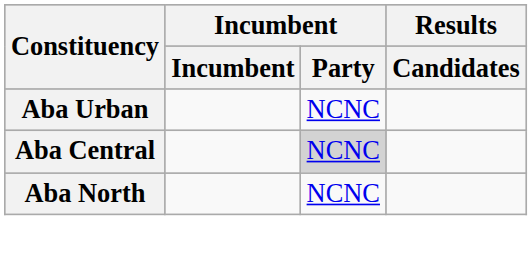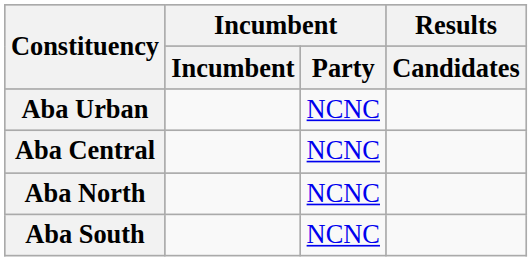(343, 151) lightgrey background -> (343, 151) no background
+ row: (85, 234)
